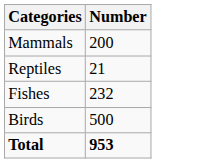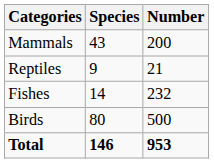+ column: (114, 17)
